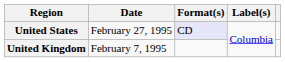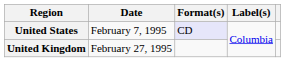(131, 30) February 27, 1995 -> (129, 30) February 7, 1995
(129, 48) February 7, 1995 -> (131, 48) February 27, 1995
